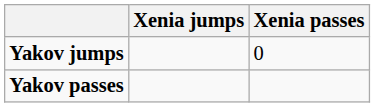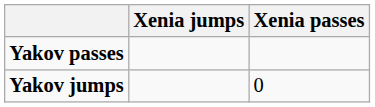rows swapped: (67, 53) <-> (67, 85)
